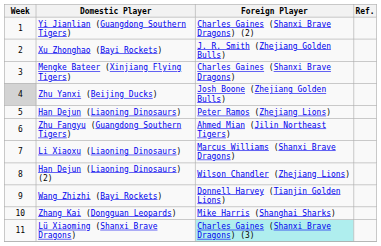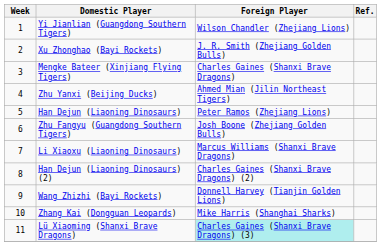(264, 28) Charles Gaines (Shanxi Brave Dragons) (2) -> (274, 28) Wilson Chandler (Zhejiang Lions)
(20, 94) lightgrey background -> (20, 94) no background
(262, 94) Josh Boone (Zhejiang Golden Bulls) -> (262, 94) Ahmed Mian (Jilin Northeast Tigers)
(262, 129) Ahmed Mian (Jilin Northeast Tigers) -> (262, 129) Josh Boone (Zhejiang Golden Bulls)
(274, 174) Wilson Chandler (Zhejiang Lions) -> (264, 174) Charles Gaines (Shanxi Brave Dragons) (2)
